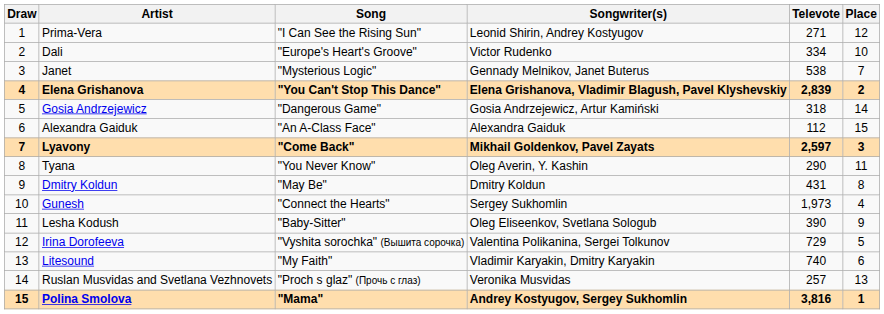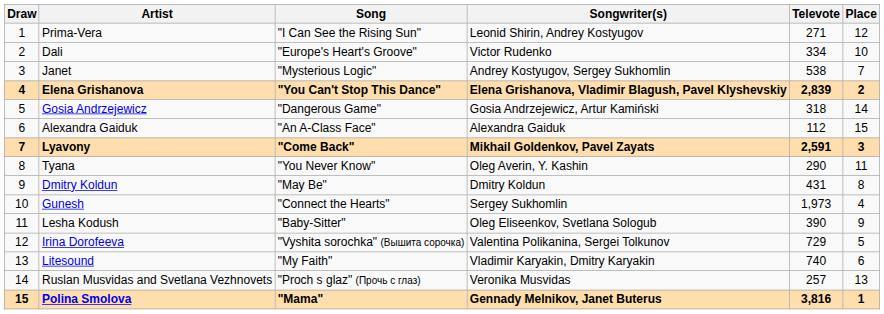(559, 71) Gennady Melnikov, Janet Buterus -> (570, 71) Andrey Kostyugov, Sergey Sukhomlin
(816, 147) 2,597 -> (816, 147) 2,591
(578, 299) Andrey Kostyugov, Sergey Sukhomlin -> (566, 299) Gennady Melnikov, Janet Buterus
